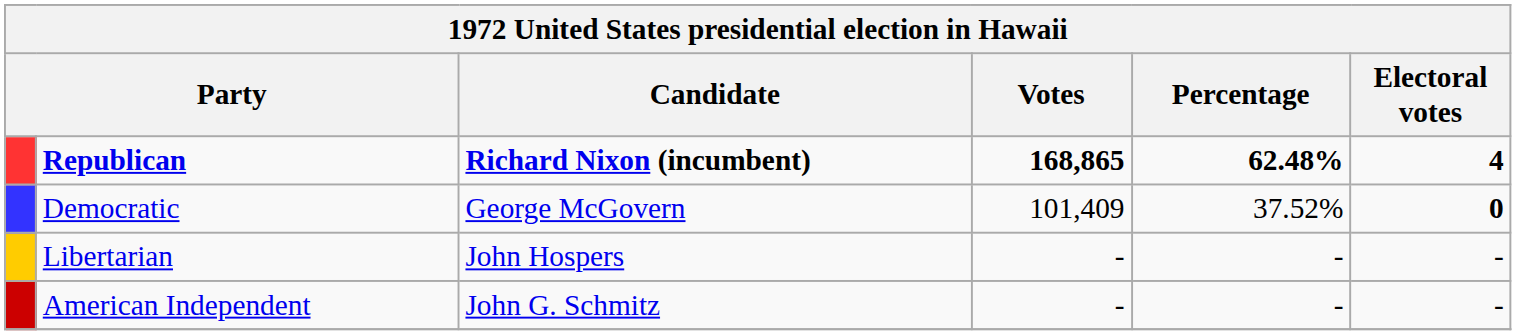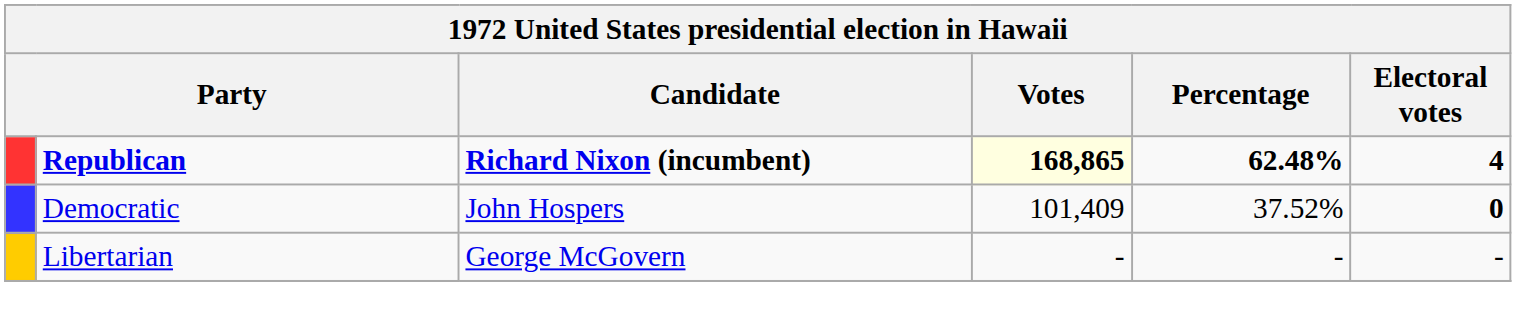(1077, 160) no background -> (1077, 160) lightyellow background
(575, 208) George McGovern -> (545, 208) John Hospers
(545, 257) John Hospers -> (575, 257) George McGovern
- row: (177, 305)
